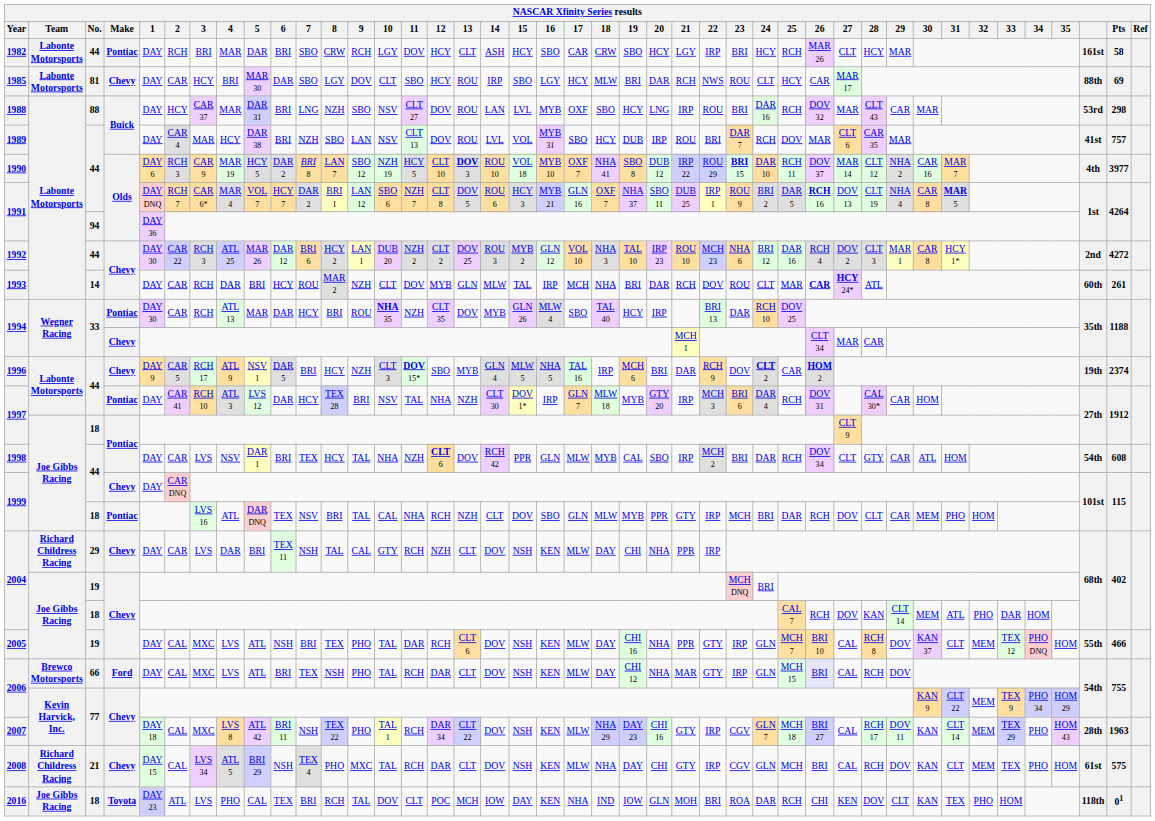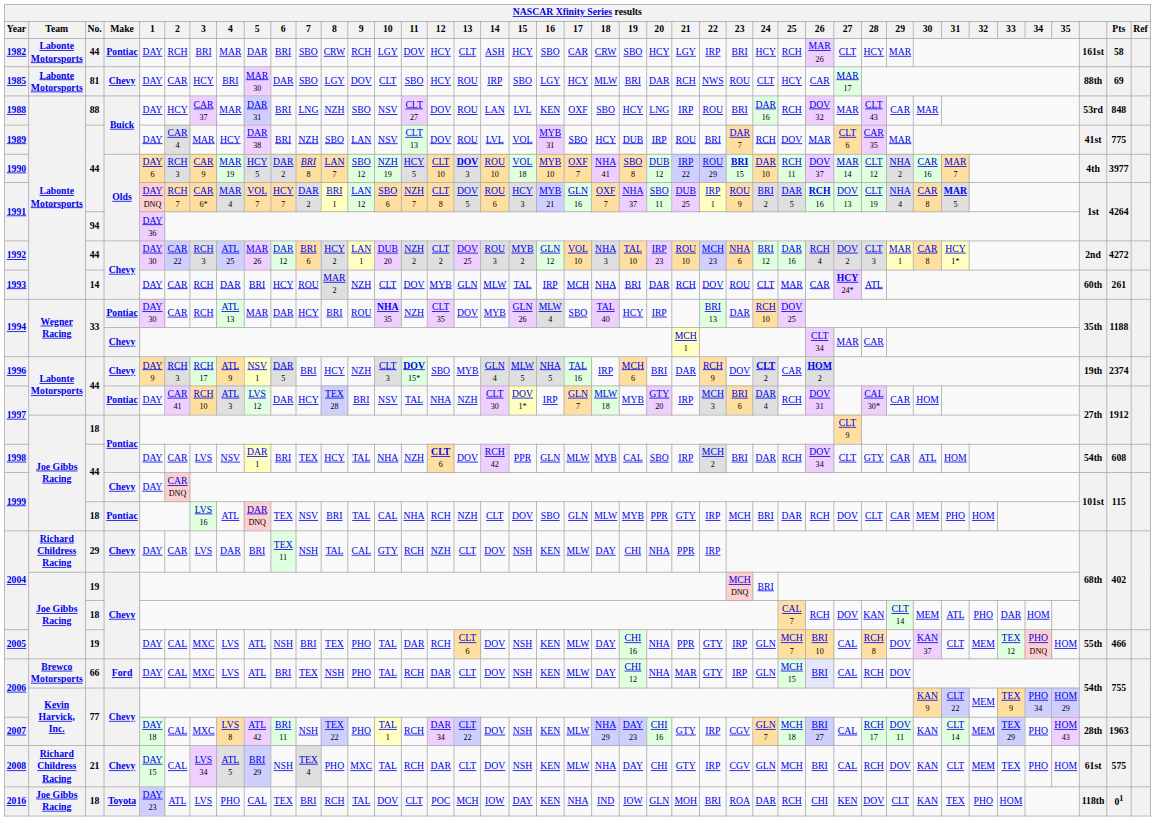(550, 110) MYB -> (550, 110) KEN
(1119, 110) 298 -> (1119, 110) 848
(1119, 139) 757 -> (1119, 139) 775
(820, 284) bold -> (820, 284) normal
(178, 371) CAR 5 -> (178, 371) RCH 3
